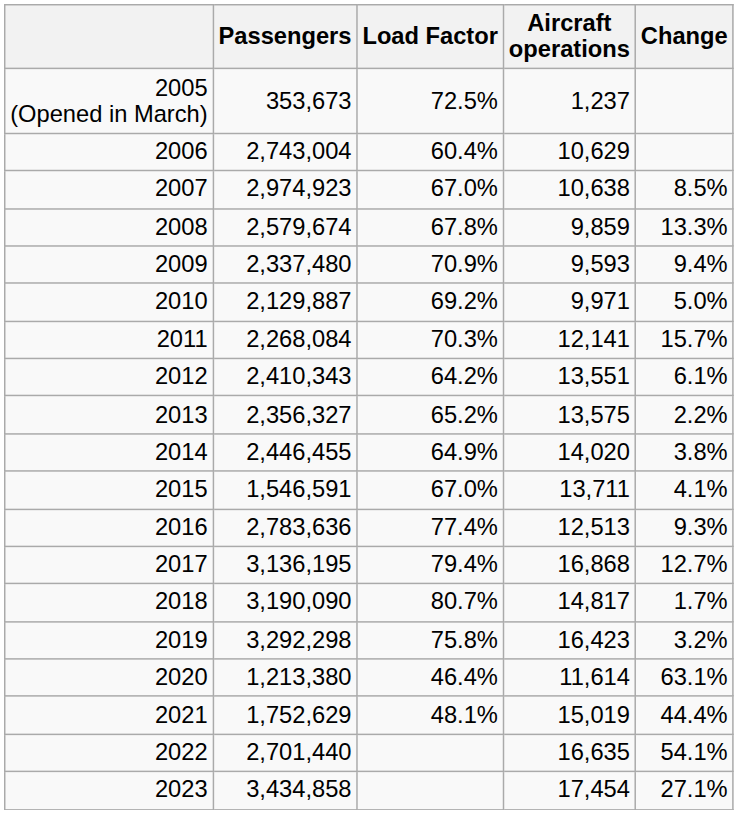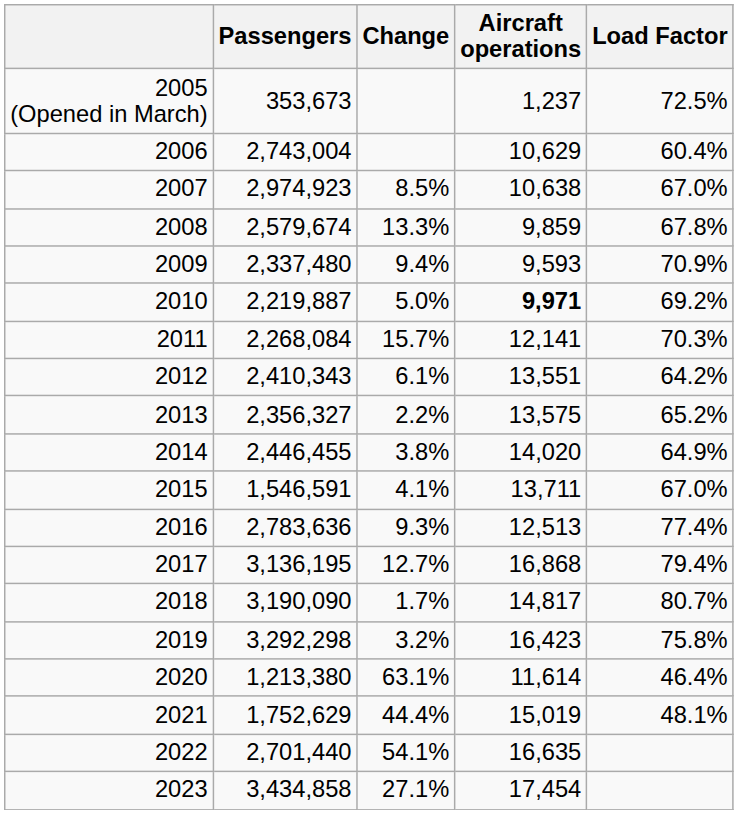columns swapped: (684, 36) <-> (430, 36)
(299, 301) 2,129,887 -> (299, 301) 2,219,887
(600, 301) normal -> (552, 301) bold
